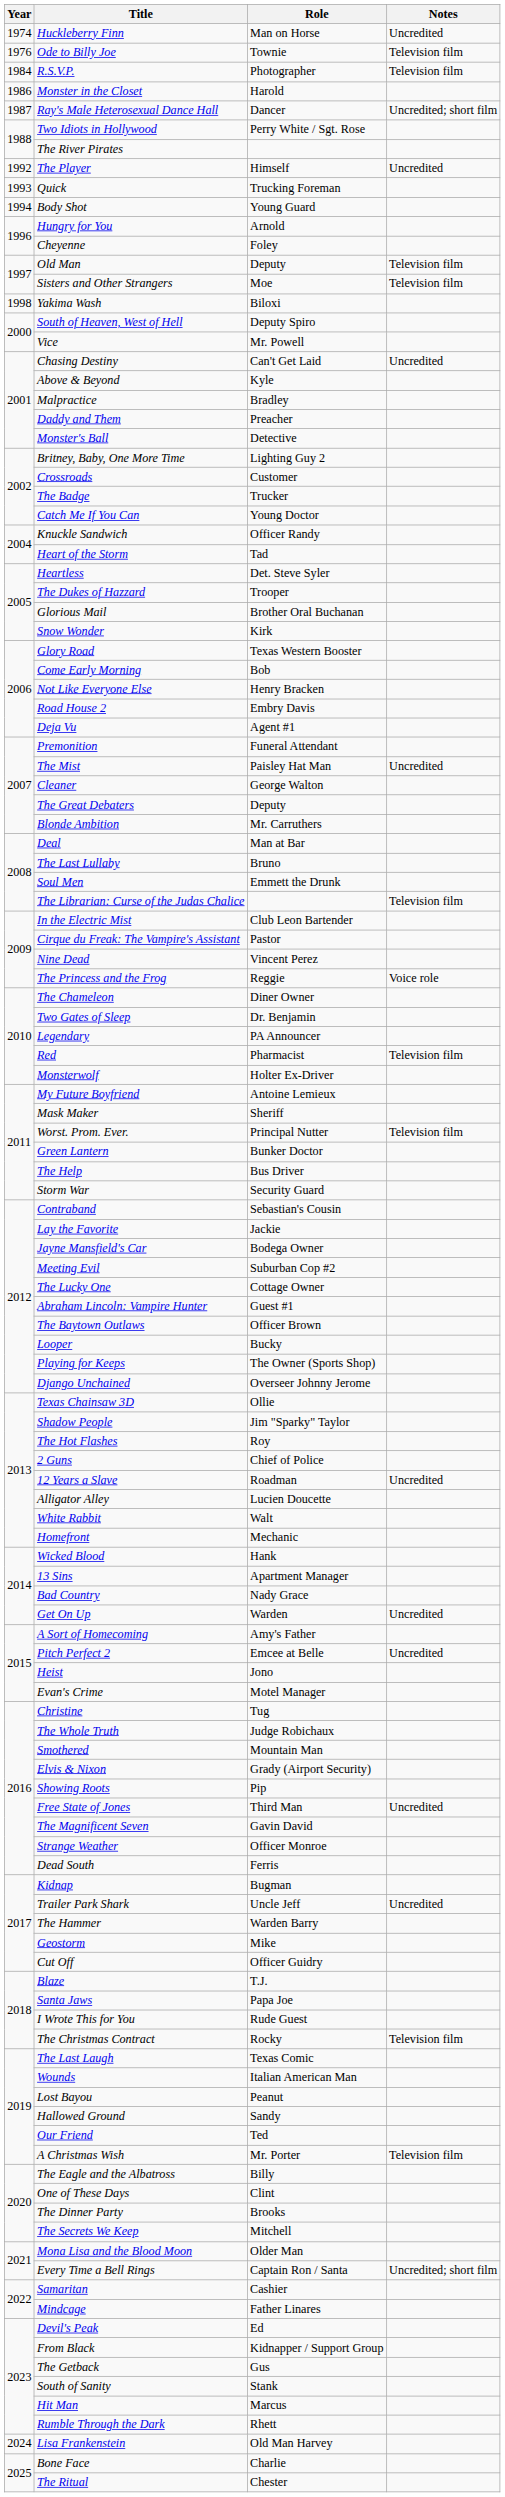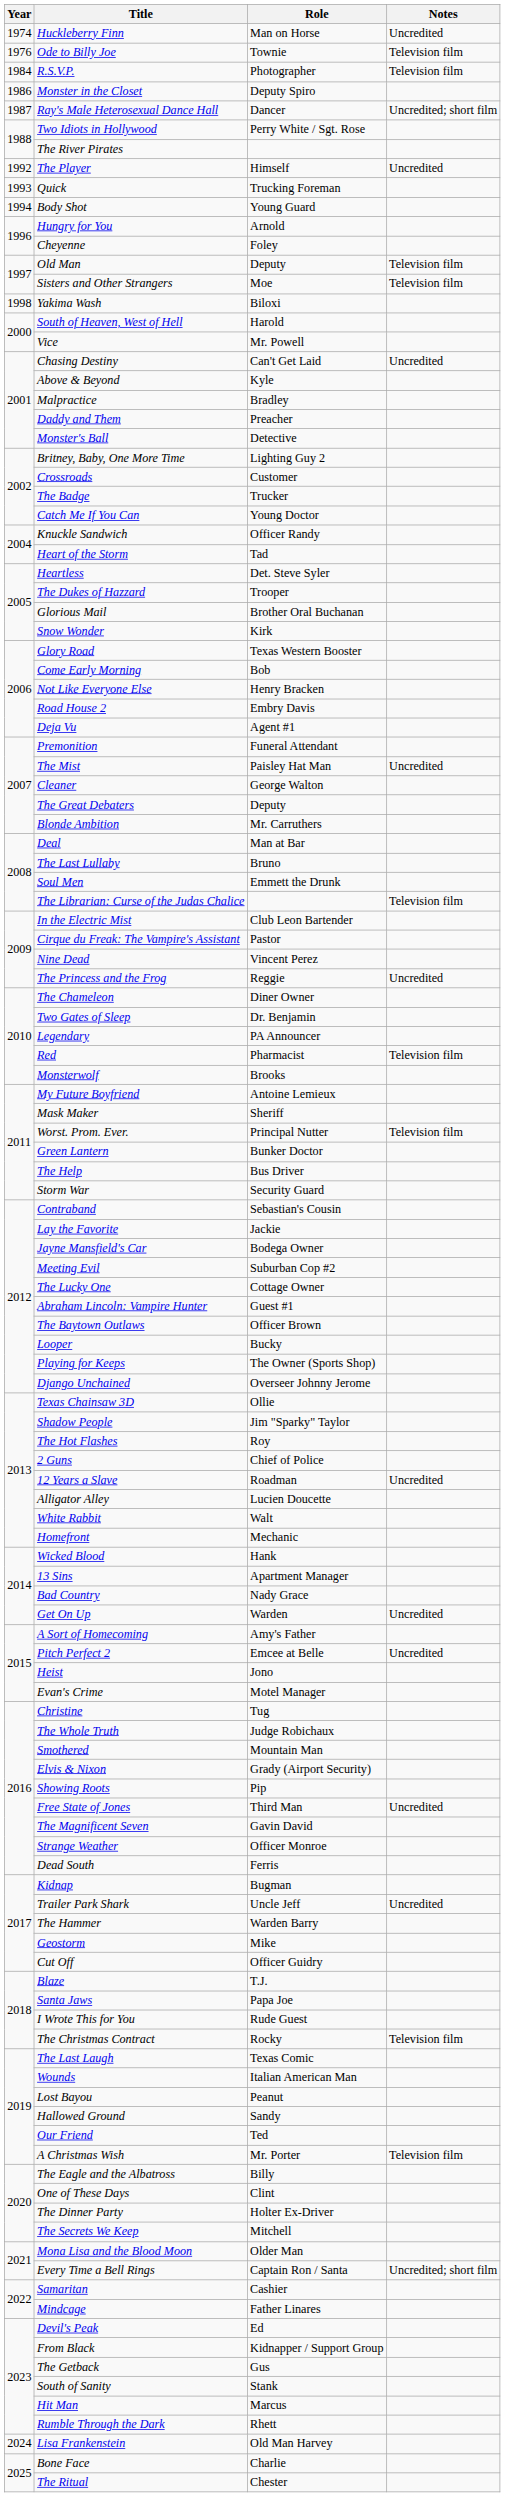(267, 91) Harold -> (283, 91) Deputy Spiro
(283, 322) Deputy Spiro -> (267, 322) Harold
(414, 978) Voice role -> (416, 978) Uncredited
(292, 1074) Holter Ex-Driver -> (268, 1074) Brooks
(268, 2212) Brooks -> (292, 2212) Holter Ex-Driver
